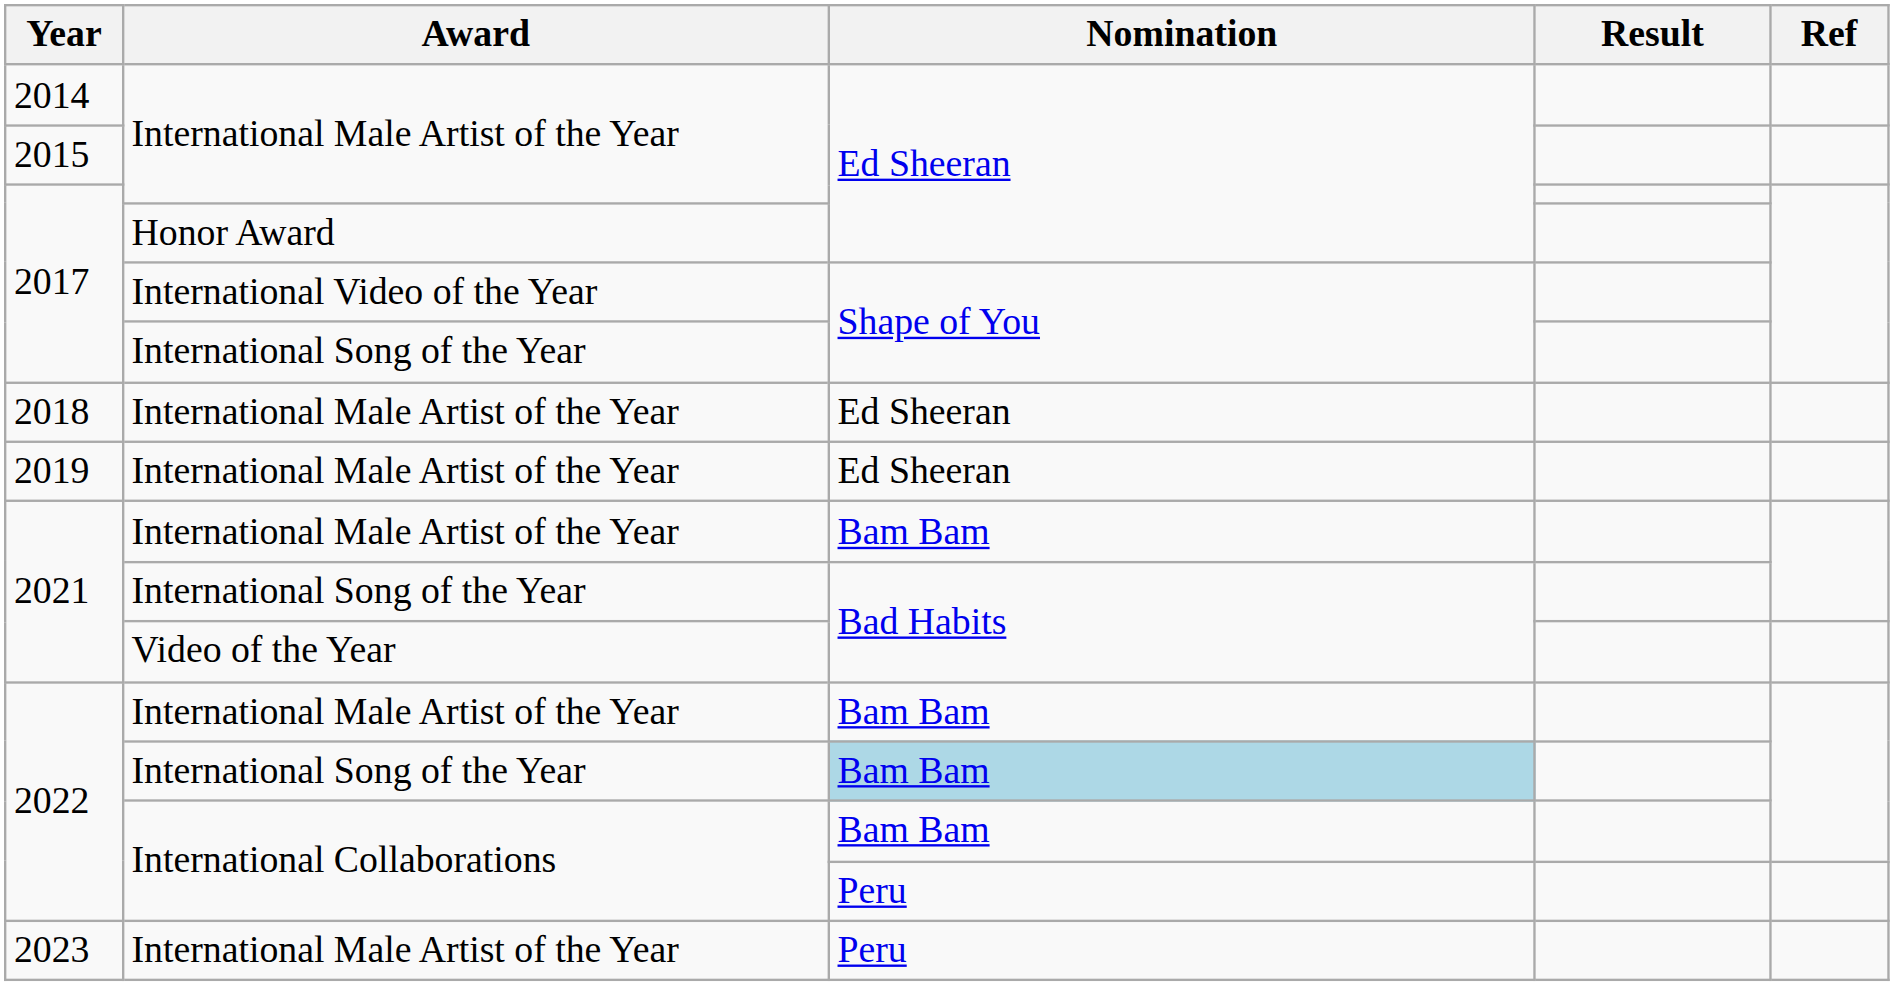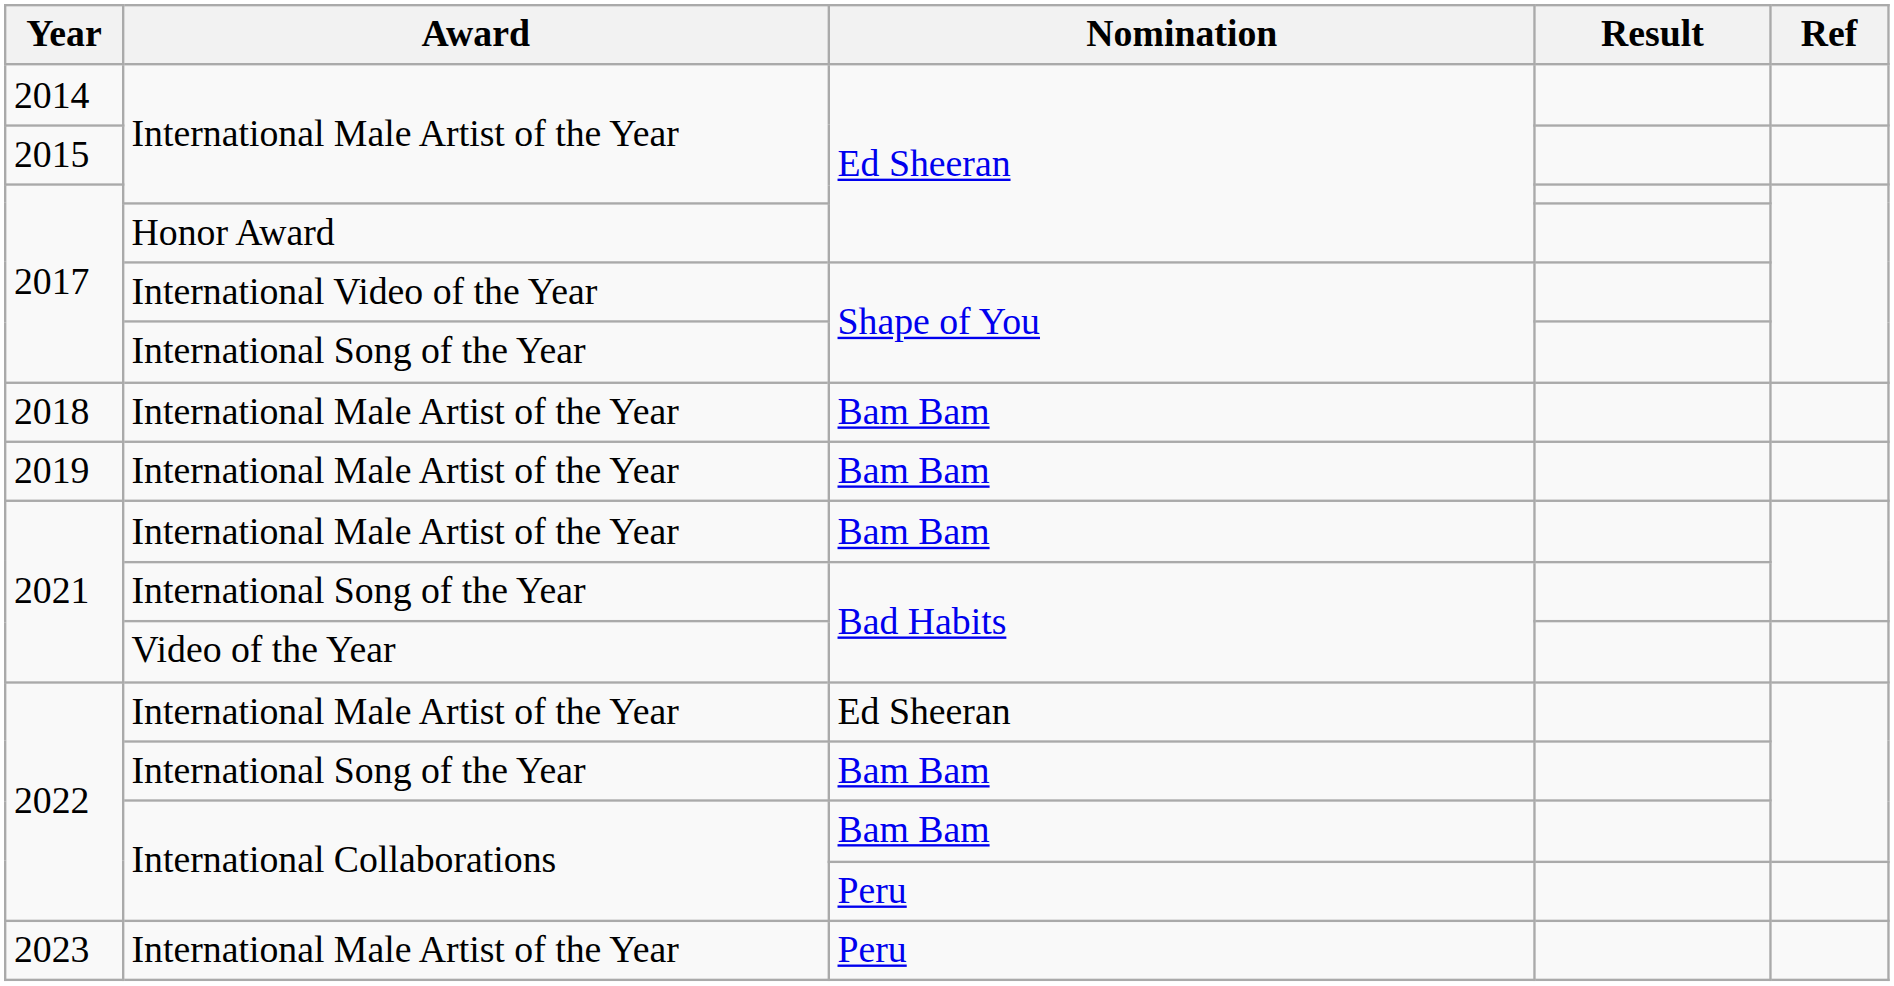(924, 411) Ed Sheeran -> (914, 411) Bam Bam
(924, 471) Ed Sheeran -> (914, 471) Bam Bam
(914, 710) Bam Bam -> (924, 710) Ed Sheeran
(914, 770) lightblue background -> (914, 770) no background
